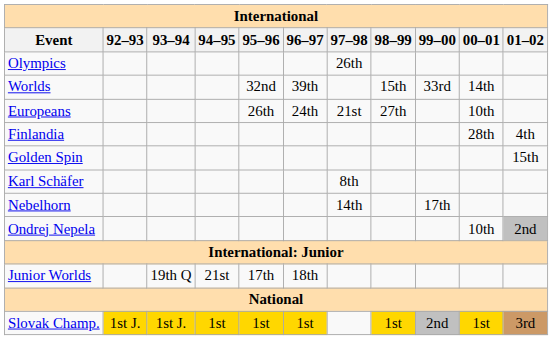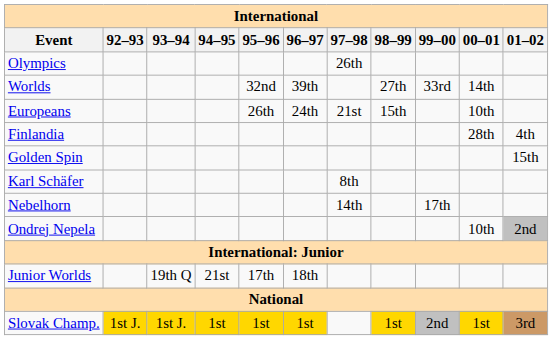(393, 87) 15th -> (393, 87) 27th
(393, 110) 27th -> (393, 110) 15th
